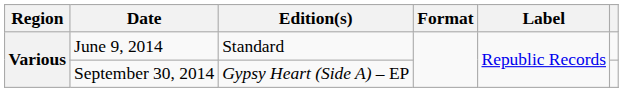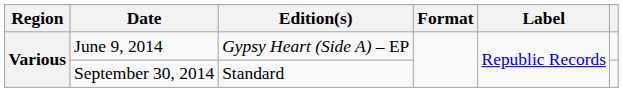(253, 45) Standard -> (316, 45) Gypsy Heart (Side A) – EP
(316, 73) Gypsy Heart (Side A) – EP -> (253, 73) Standard
